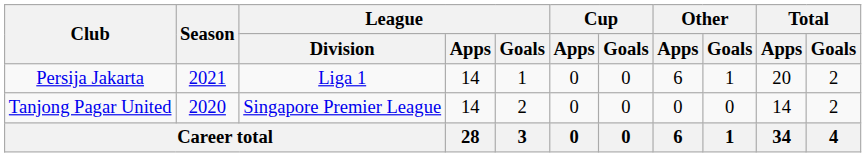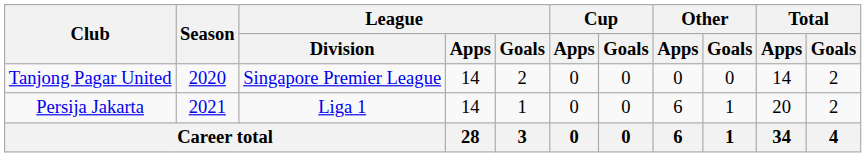rows swapped: (90, 107) <-> (90, 78)
